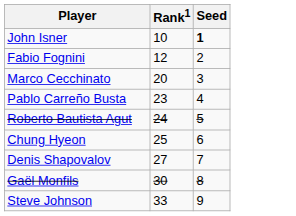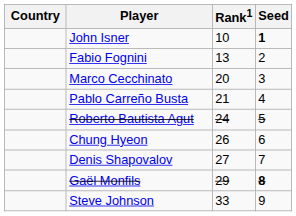+ column: (35, 16)
(160, 58) 12 -> (222, 58) 13
(160, 99) 23 -> (222, 99) 21
(160, 139) 25 -> (222, 139) 26
(160, 180) 30 -> (222, 180) 29
(200, 180) normal -> (262, 180) bold
